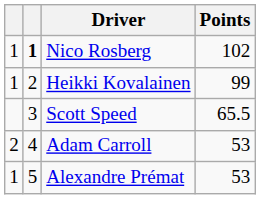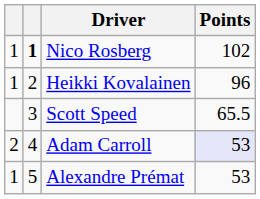(241, 82) 99 -> (241, 82) 96
(241, 145) no background -> (241, 145) lavender background
